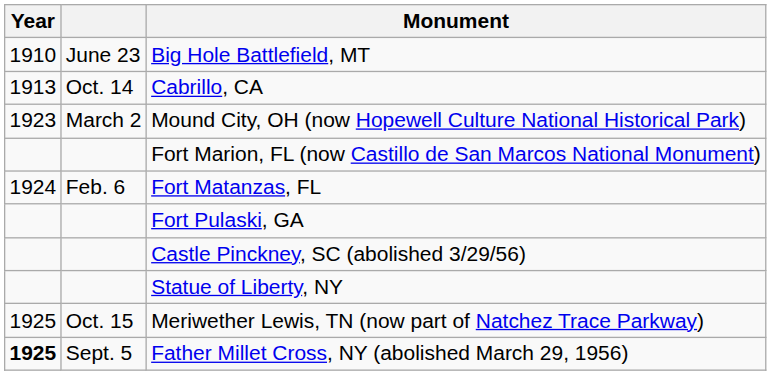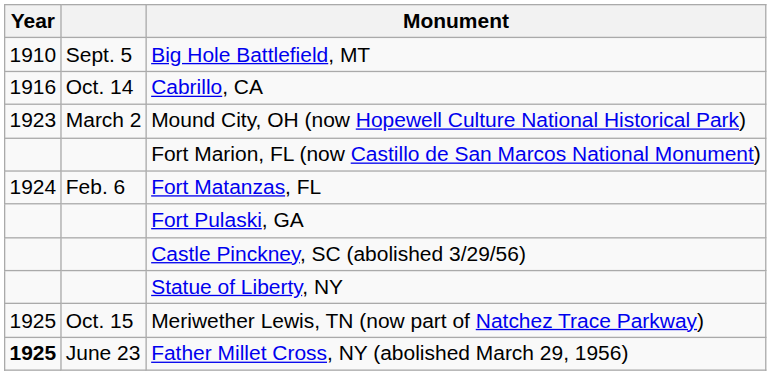(103, 54) June 23 -> (99, 54) Sept. 5
(33, 87) 1913 -> (33, 87) 1916
(99, 353) Sept. 5 -> (103, 353) June 23
